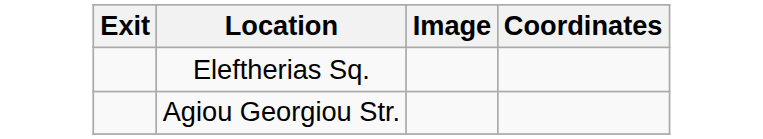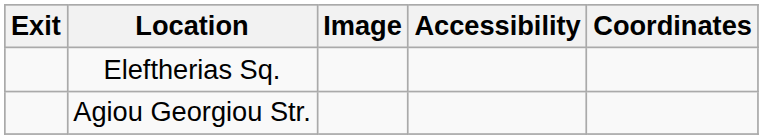+ column: (498, 26)
